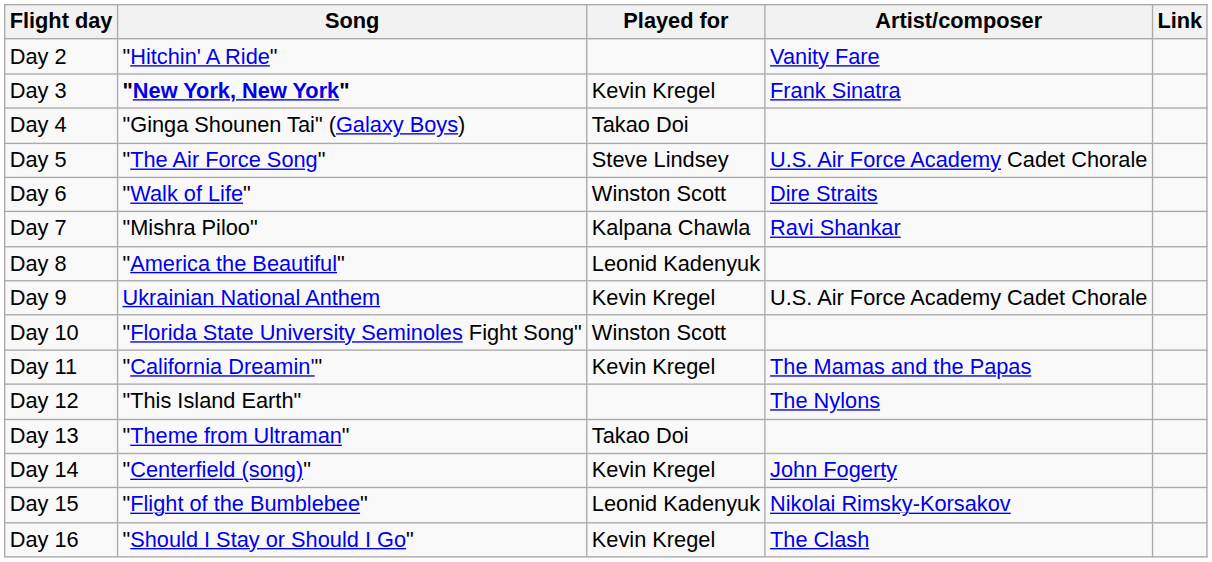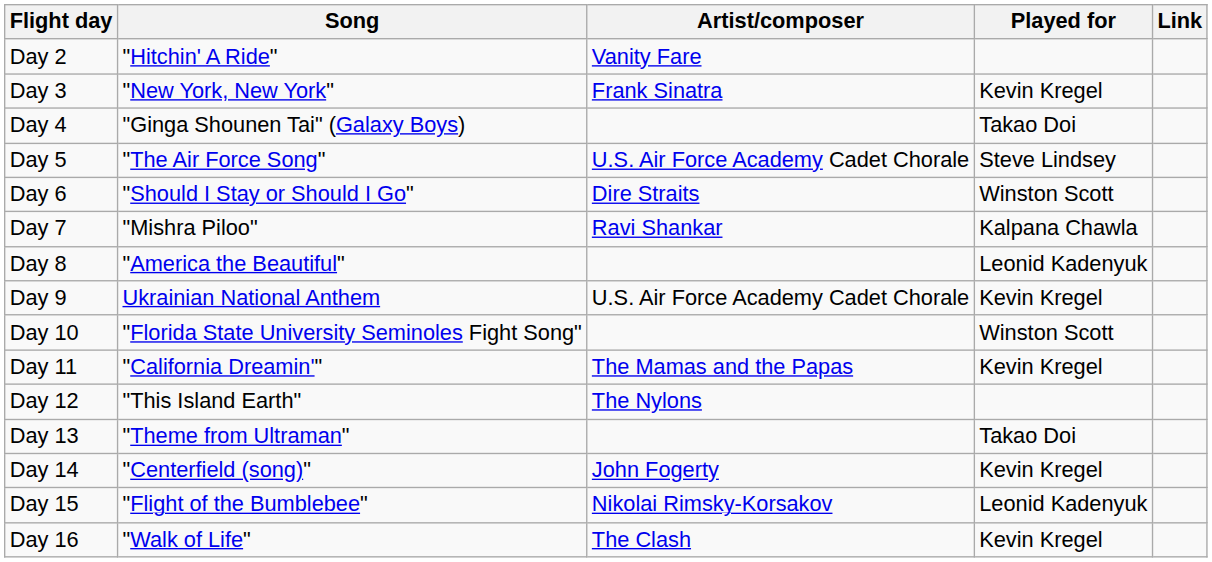columns swapped: (959, 21) <-> (676, 21)
(236, 90) bold -> (228, 90) normal
(187, 194) "Walk of Life" -> (268, 194) "Should I Stay or Should I Go"
(268, 539) "Should I Stay or Should I Go" -> (187, 539) "Walk of Life"
